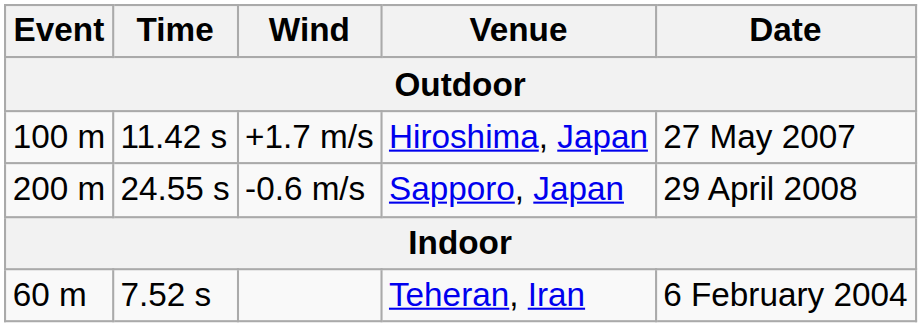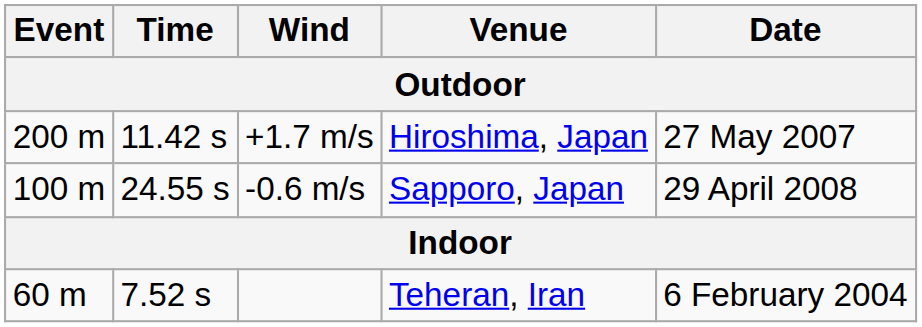(59, 136) 100 m -> (59, 136) 200 m
(59, 189) 200 m -> (59, 189) 100 m
